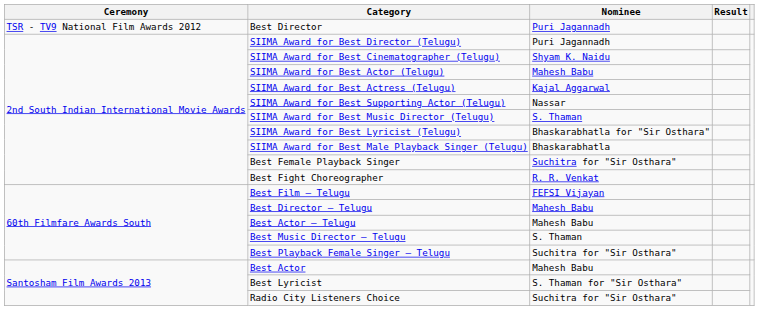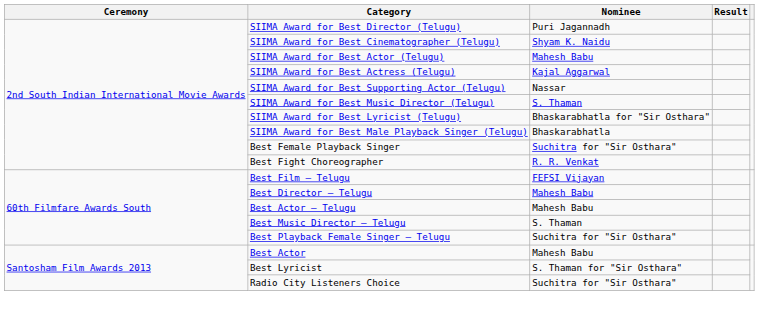- row: (286, 27)
